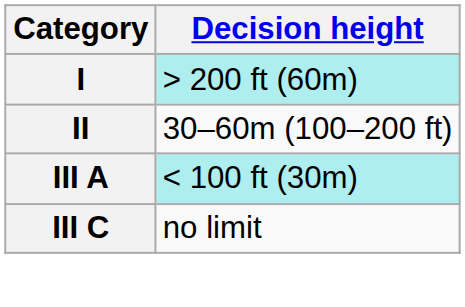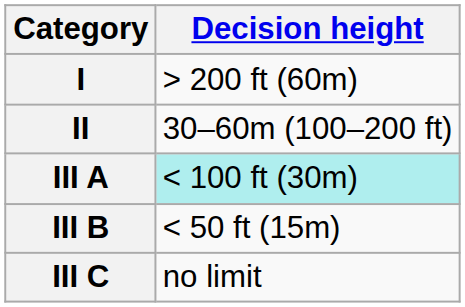(260, 78) paleturquoise background -> (260, 78) no background
+ row: (81, 227)
